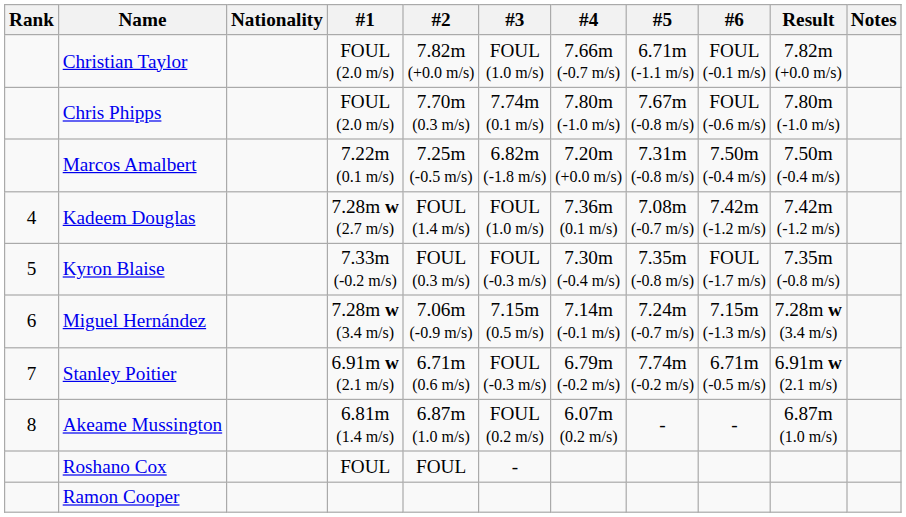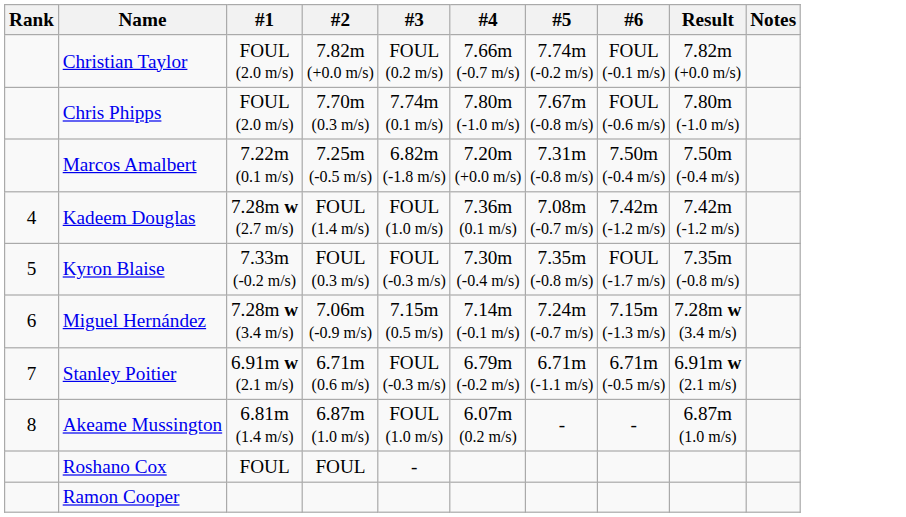- column: (277, 19)
(515, 60) FOUL (1.0 m/s) -> (414, 60) FOUL (0.2 m/s)
(662, 60) 6.71m (-1.1 m/s) -> (562, 60) 7.74m (-0.2 m/s)
(662, 373) 7.74m (-0.2 m/s) -> (562, 373) 6.71m (-1.1 m/s)
(515, 425) FOUL (0.2 m/s) -> (414, 425) FOUL (1.0 m/s)
